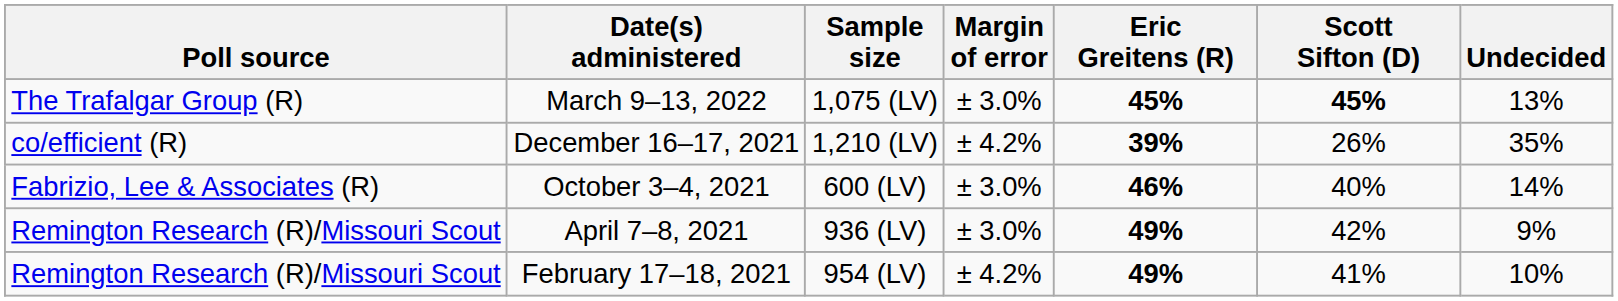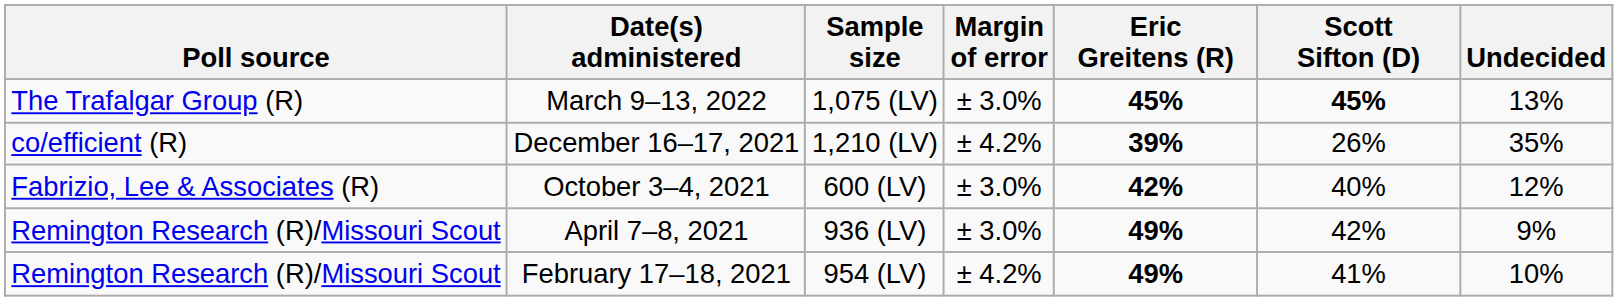(1156, 187) 46% -> (1156, 187) 42%
(1536, 187) 14% -> (1536, 187) 12%
